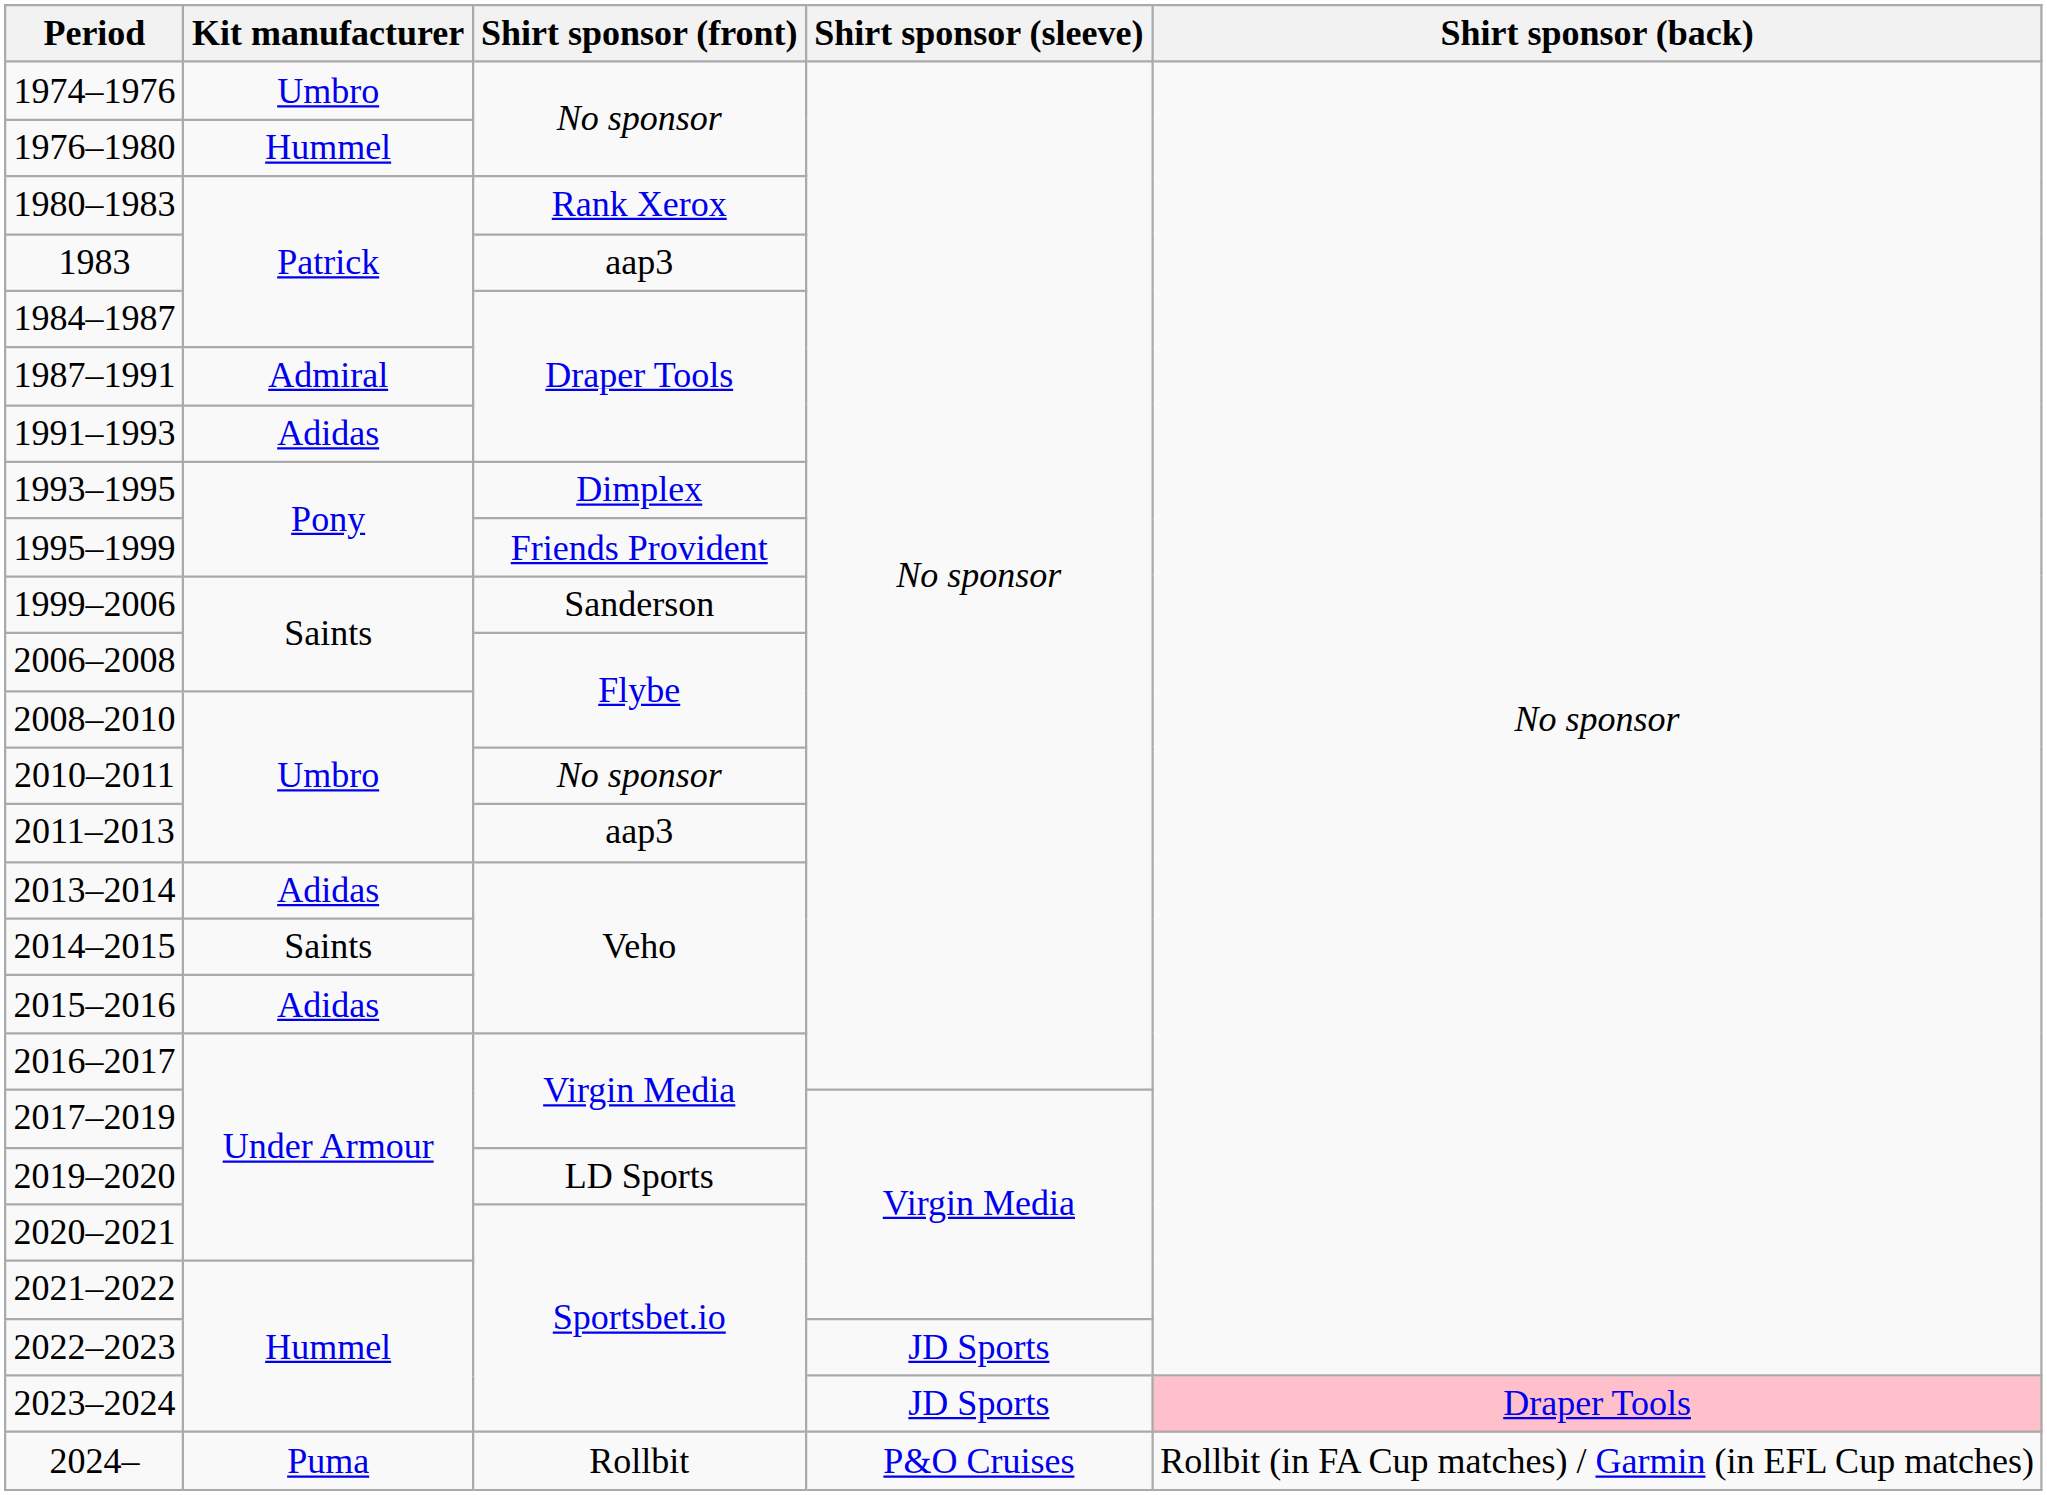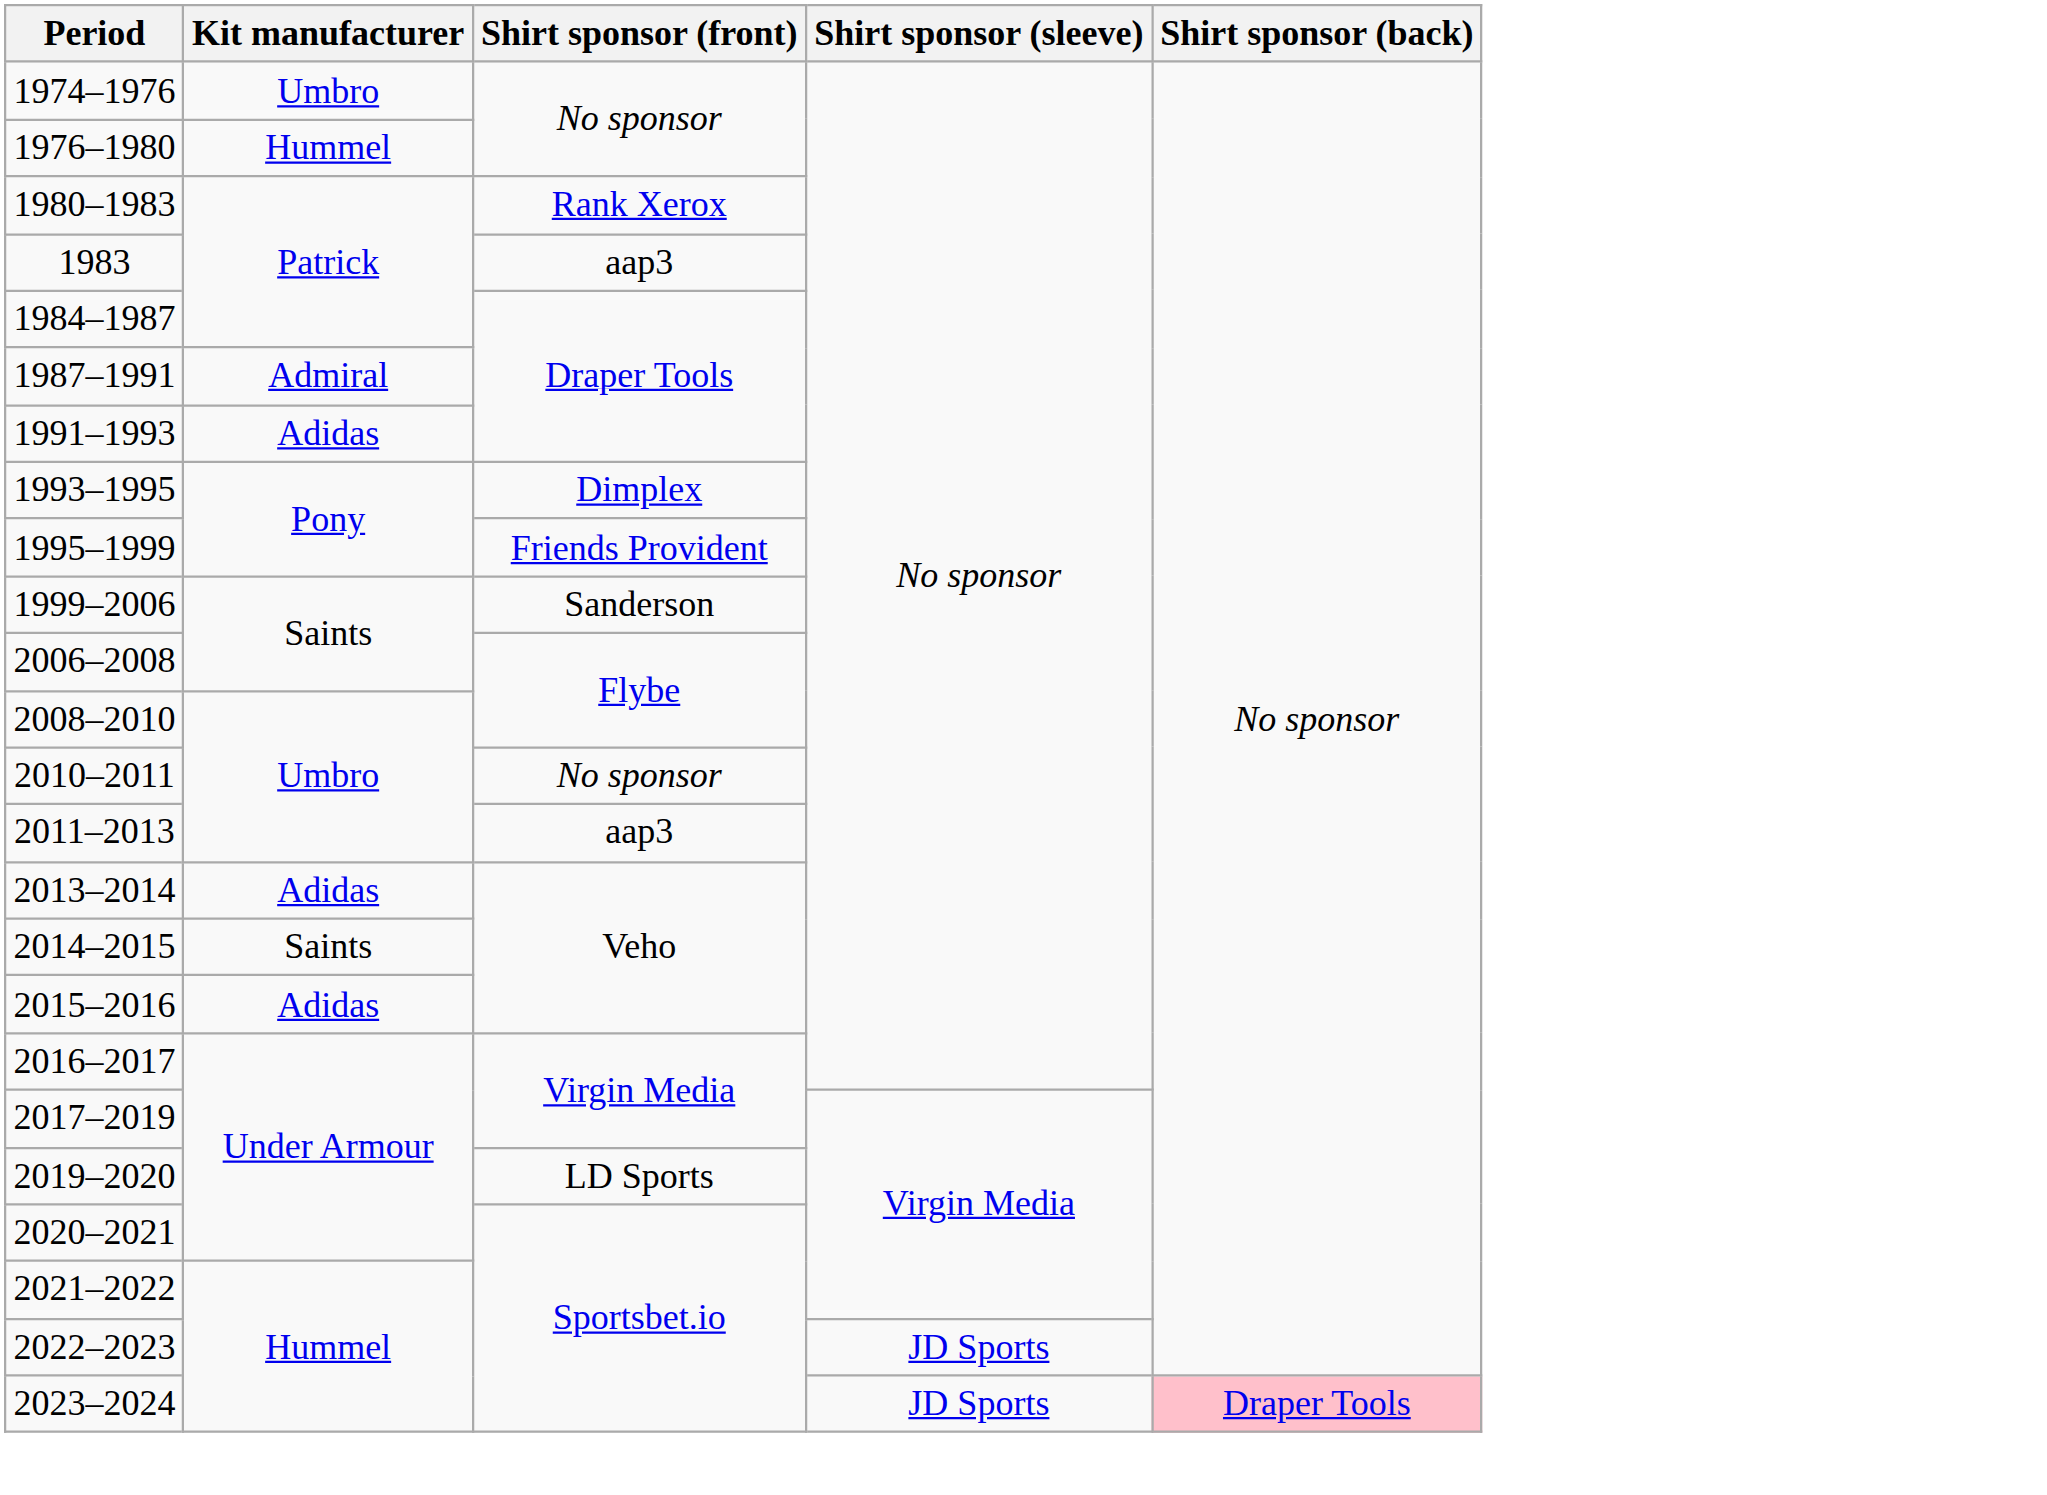- row: (94, 1460)
